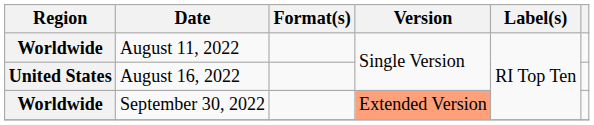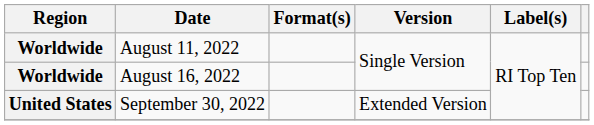(60, 76) United States -> (60, 76) Worldwide
(60, 104) Worldwide -> (60, 104) United States
(423, 104) lightsalmon background -> (423, 104) no background
